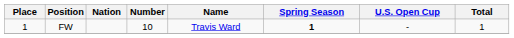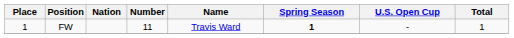(147, 27) 10 -> (147, 27) 11
